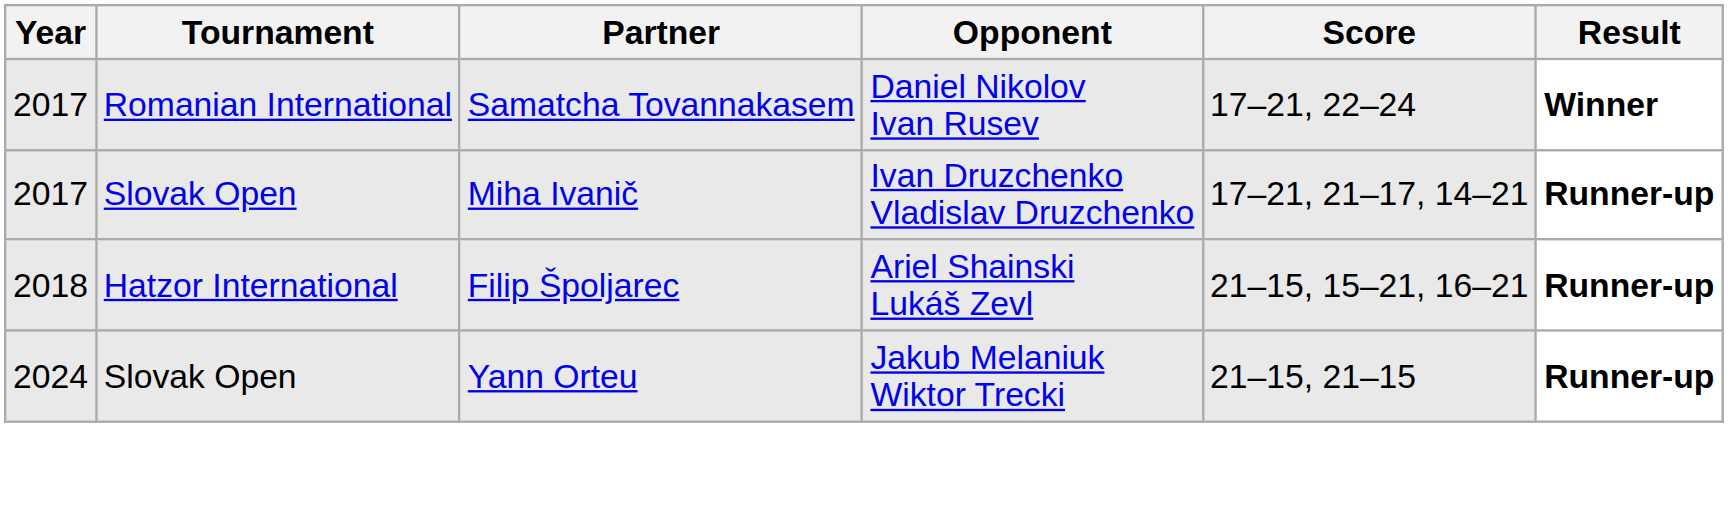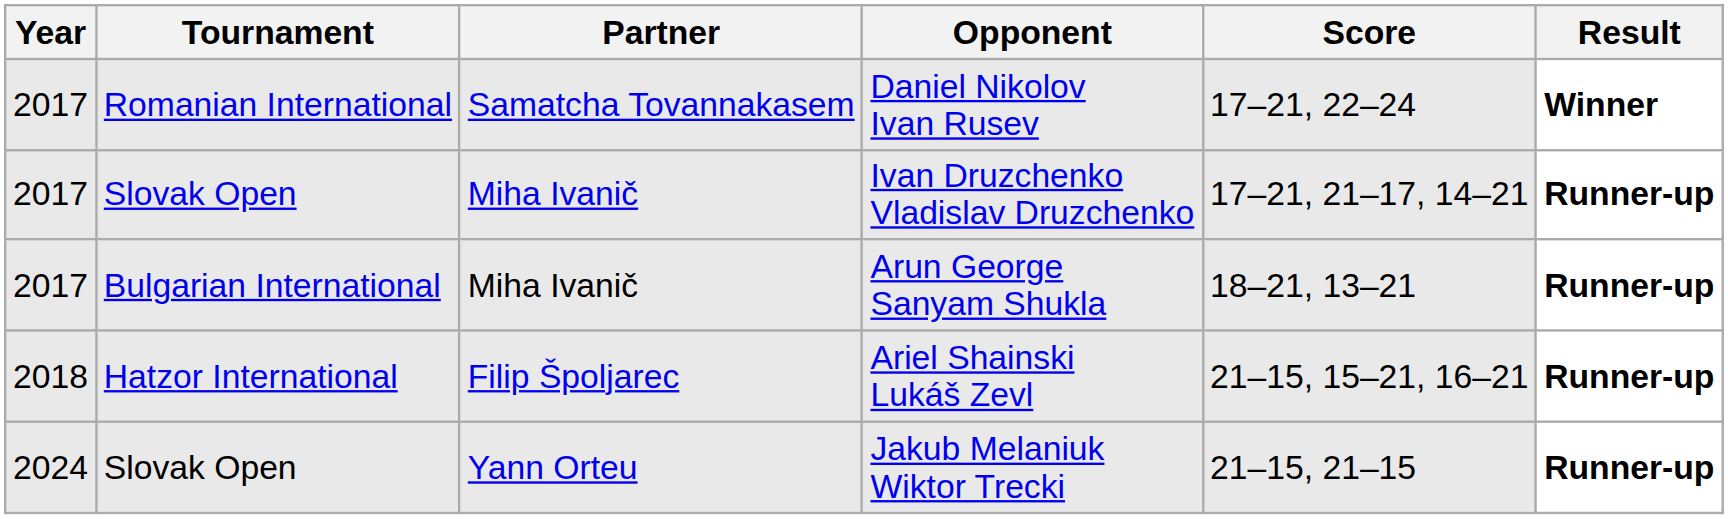+ row: (988, 285)
